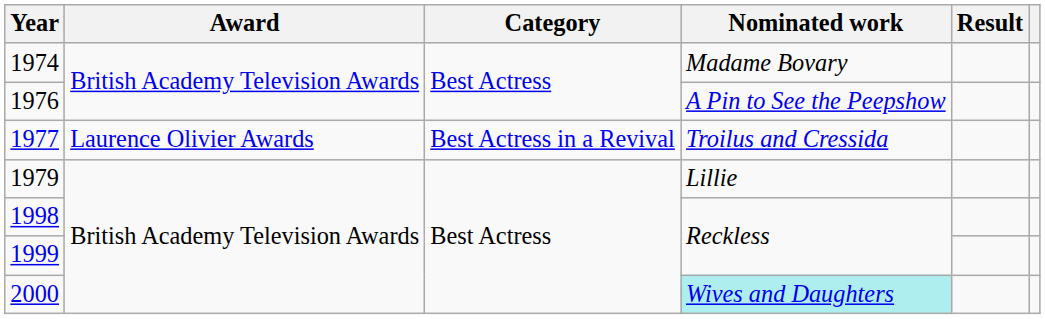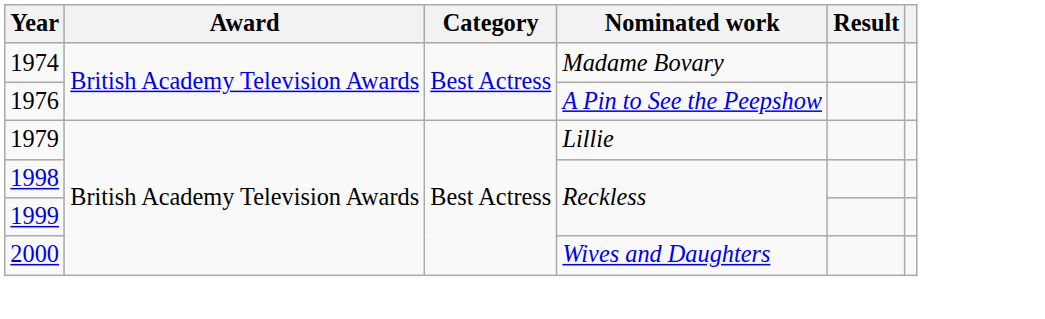- row: (35, 139)
(790, 293) paleturquoise background -> (666, 255) no background
